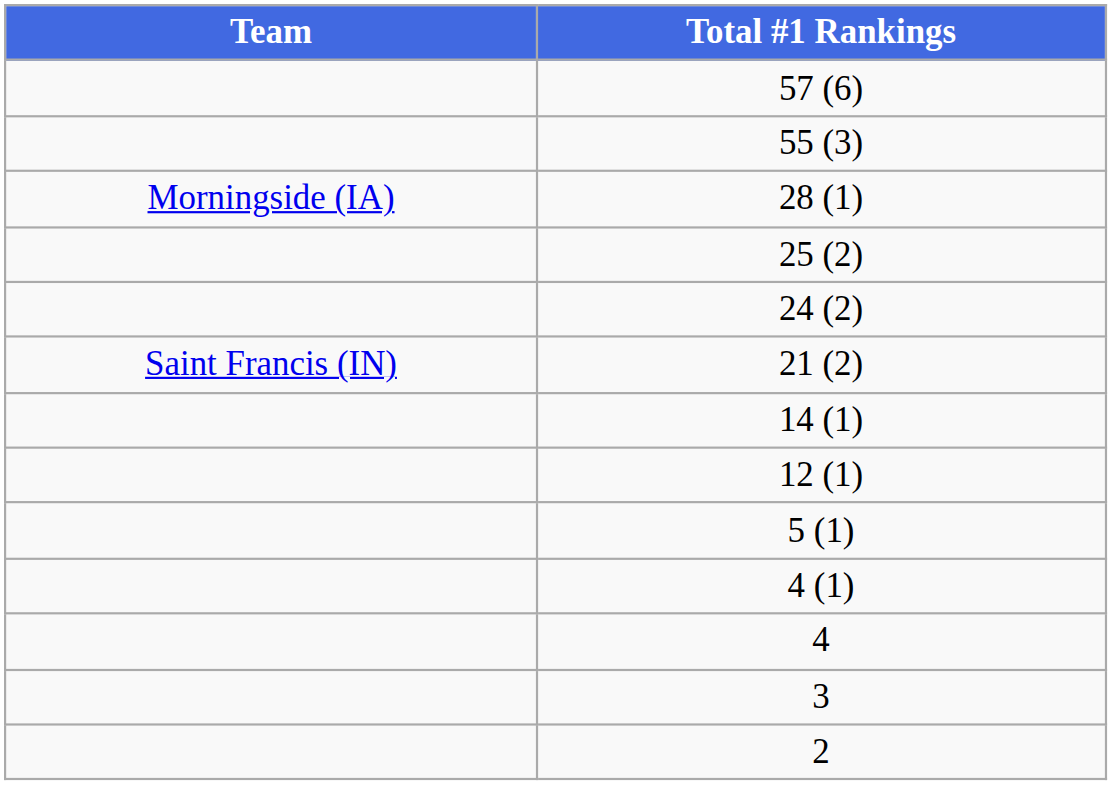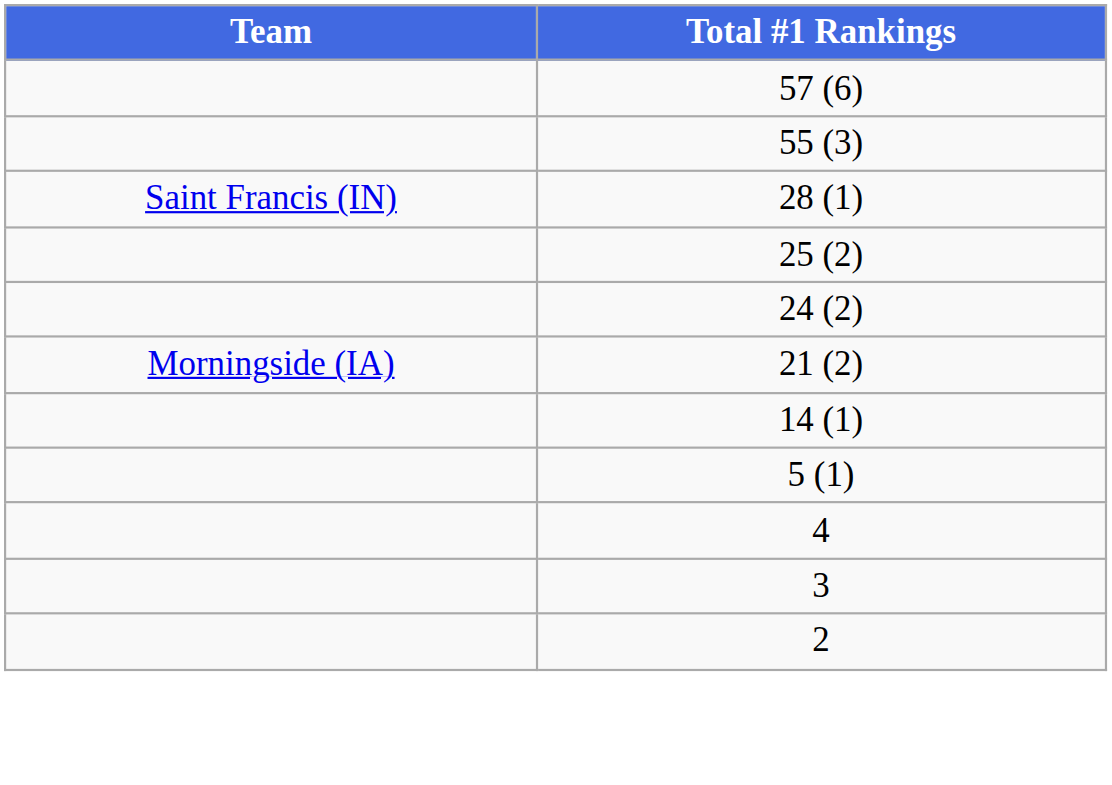(271, 198) Morningside (IA) -> (271, 198) Saint Francis (IN)
(271, 364) Saint Francis (IN) -> (271, 364) Morningside (IA)
- row: (821, 474)
- row: (821, 585)
